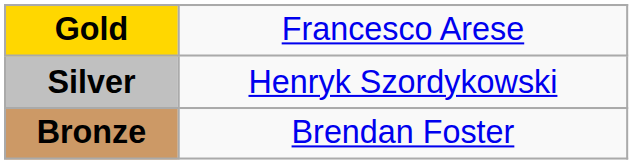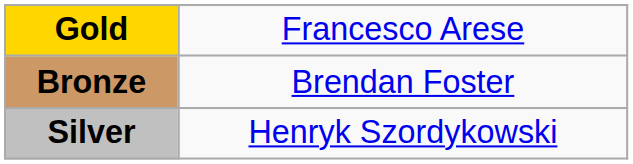rows swapped: (91, 81) <-> (91, 132)
